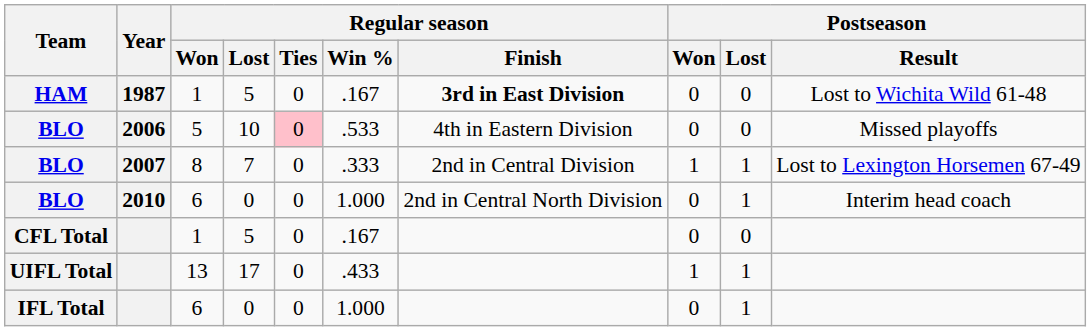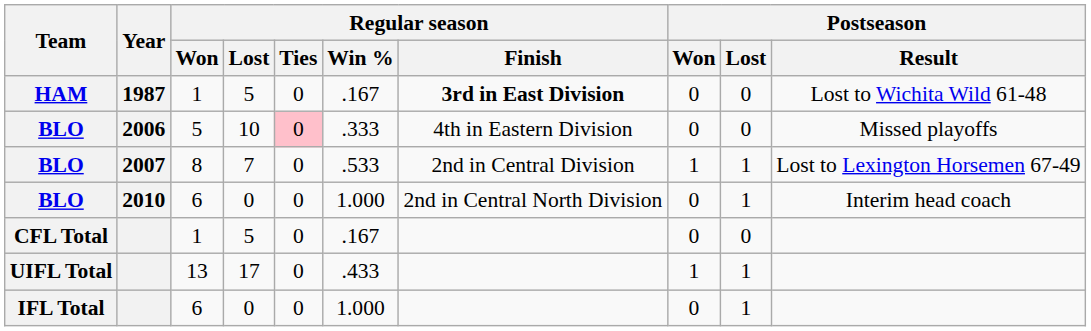(360, 129) .533 -> (360, 129) .333
(360, 164) .333 -> (360, 164) .533
